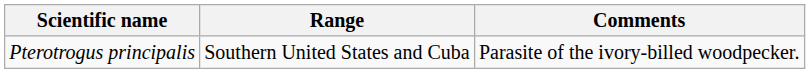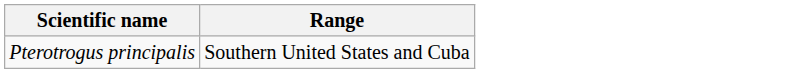- column: (639, 20)
